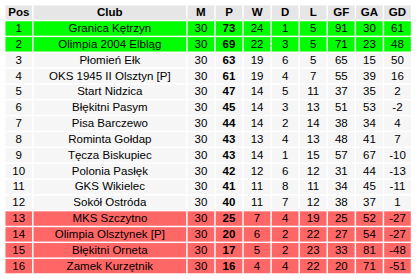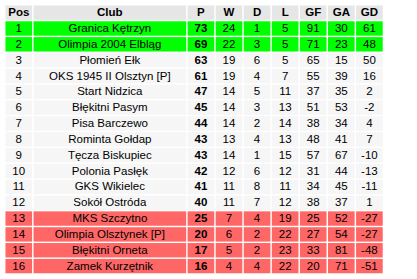- column: (201, 12)
